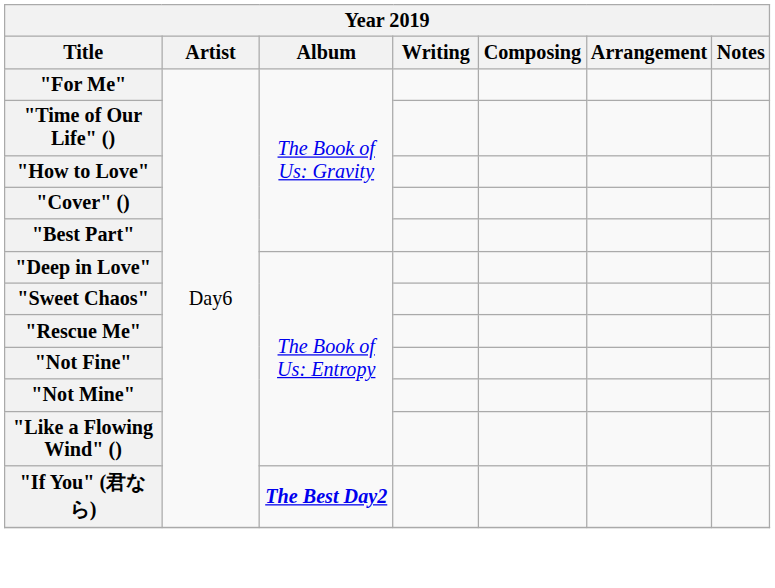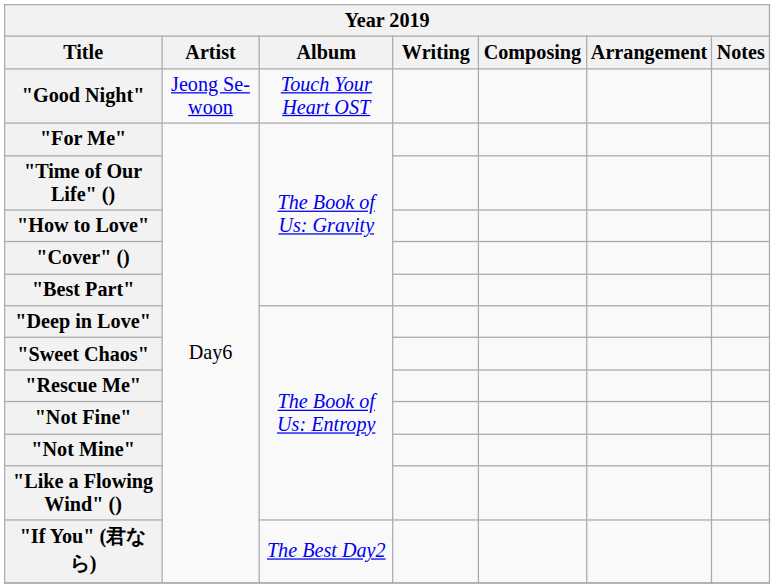+ row: (83, 95)
(326, 496) bold -> (326, 551) normal
